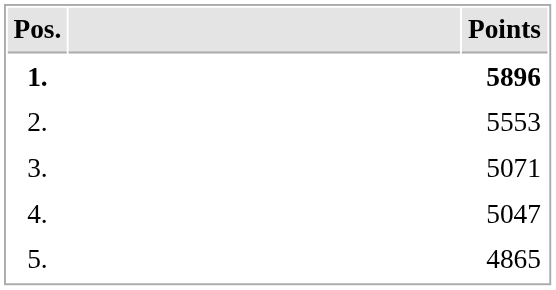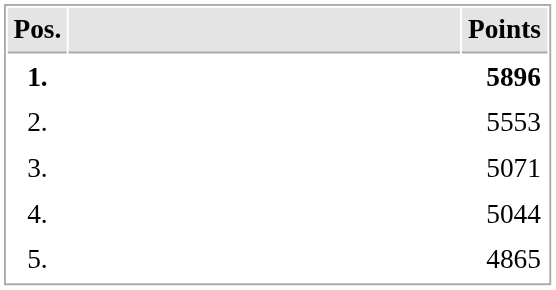(514, 213) 5047 -> (514, 213) 5044
